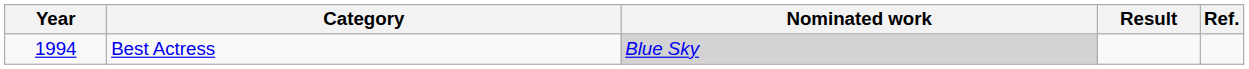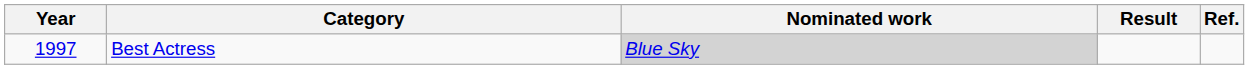(56, 49) 1994 -> (56, 49) 1997
